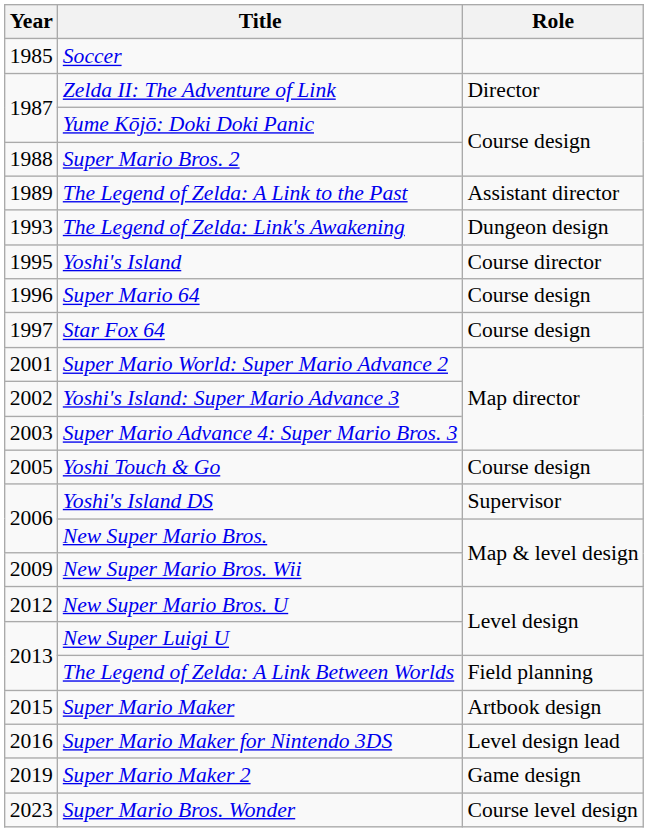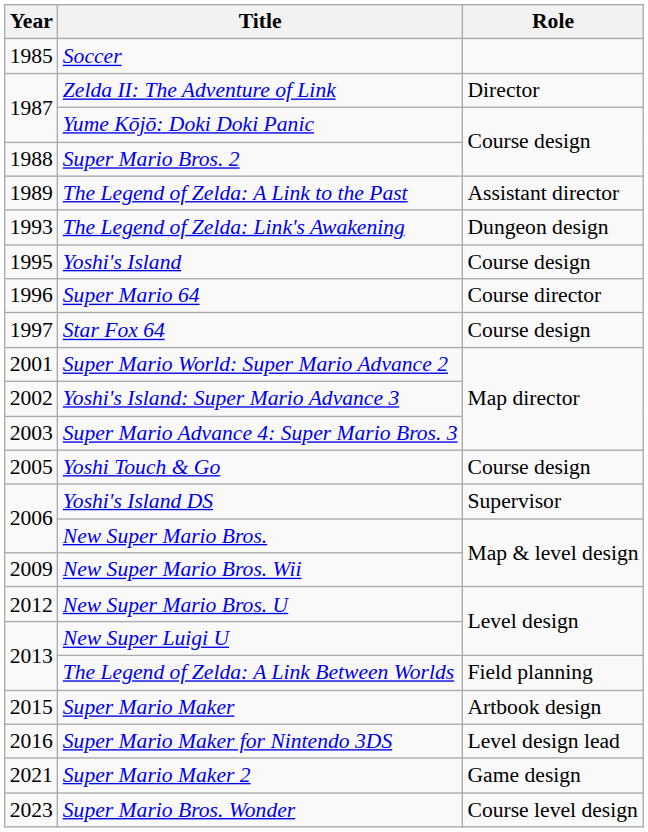(534, 261) Course director -> (529, 261) Course design
(529, 295) Course design -> (534, 295) Course director
(31, 775) 2019 -> (31, 775) 2021
